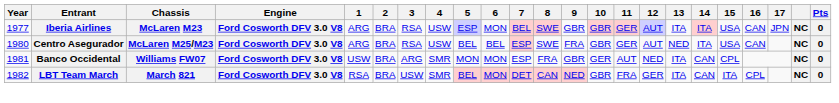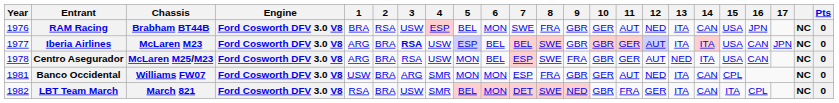+ row: (79, 27)
(412, 27) normal -> (412, 43) bold
(495, 27) MON -> (495, 43) BEL
(18, 43) 1980 -> (18, 59) 1978
(467, 43) BEL -> (467, 59) MON
(547, 74) CAN -> (550, 90) SWE
